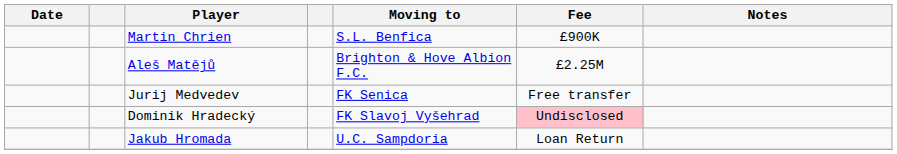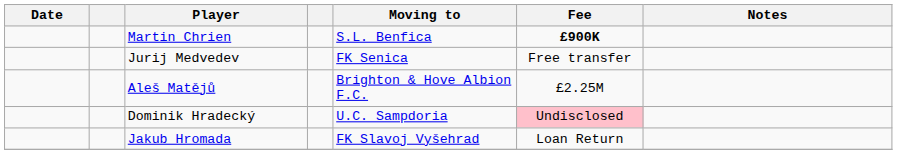(580, 37) normal -> (580, 37) bold
rows swapped: (172, 66) <-> (183, 95)
(408, 117) FK Slavoj Vyšehrad -> (392, 117) U.C. Sampdoria
(392, 139) U.C. Sampdoria -> (408, 139) FK Slavoj Vyšehrad
